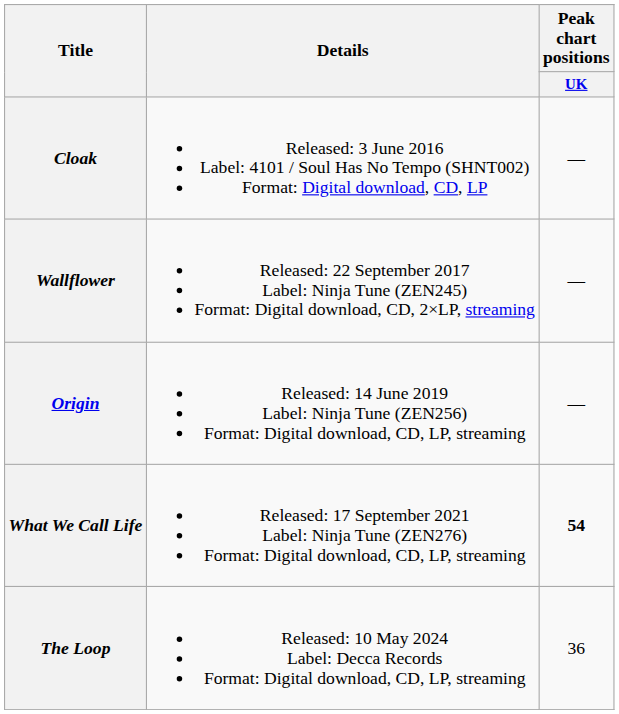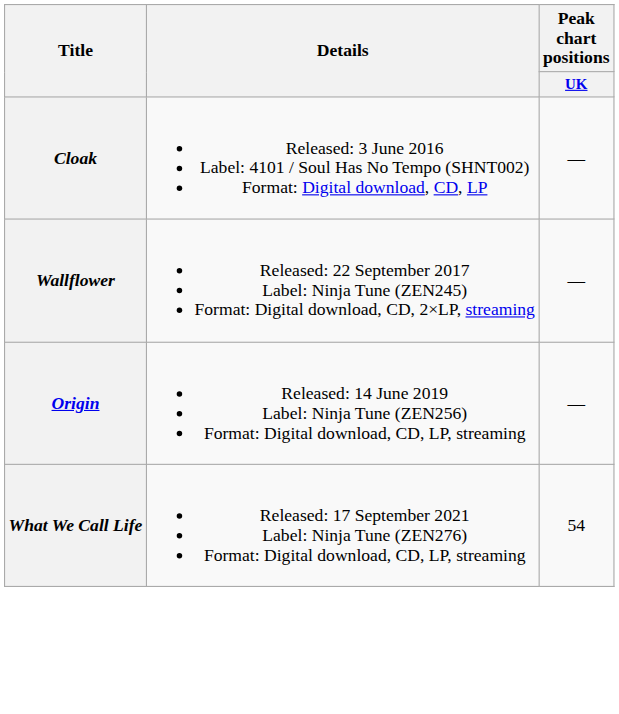(576, 525) bold -> (576, 525) normal
- row: (76, 648)
